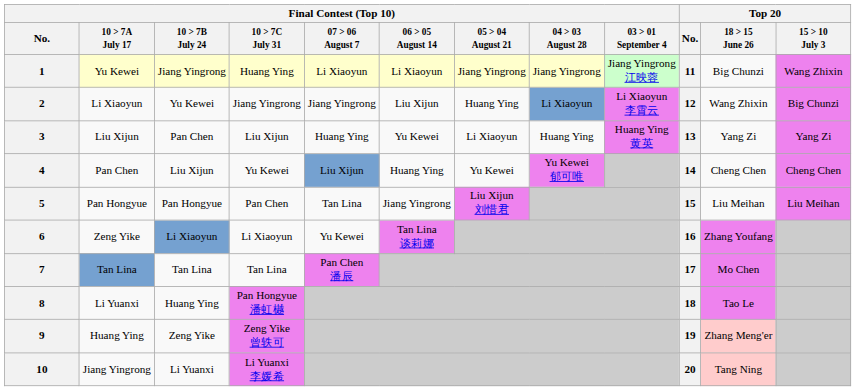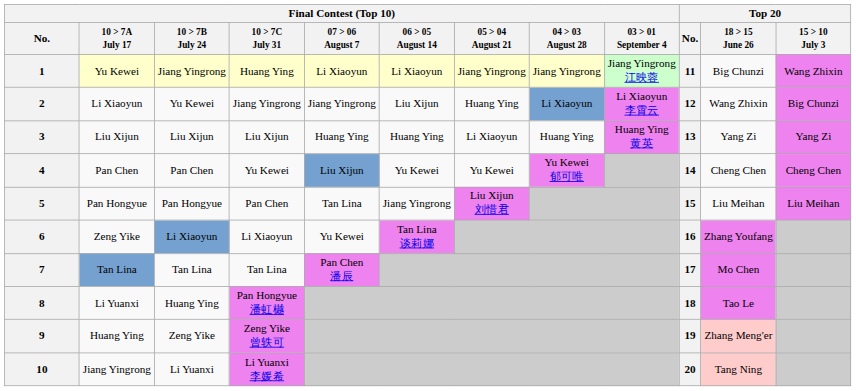(192, 136) Pan Chen -> (192, 136) Liu Xijun
(417, 136) Yu Kewei -> (417, 136) Huang Ying
(192, 170) Liu Xijun -> (192, 170) Pan Chen
(417, 170) Huang Ying -> (417, 170) Yu Kewei
